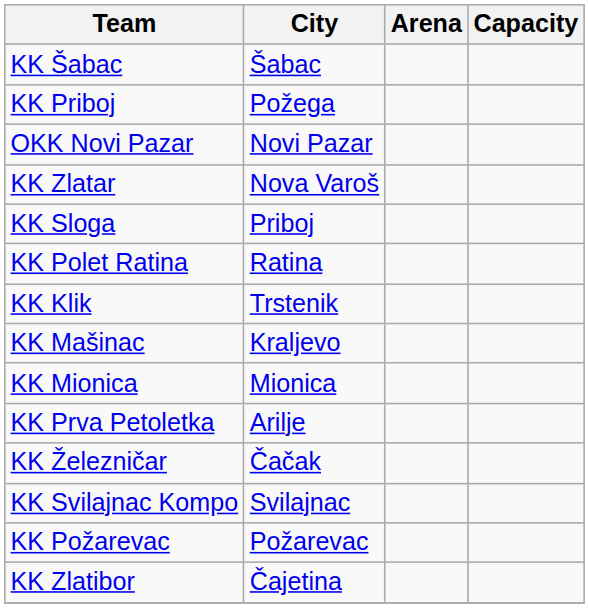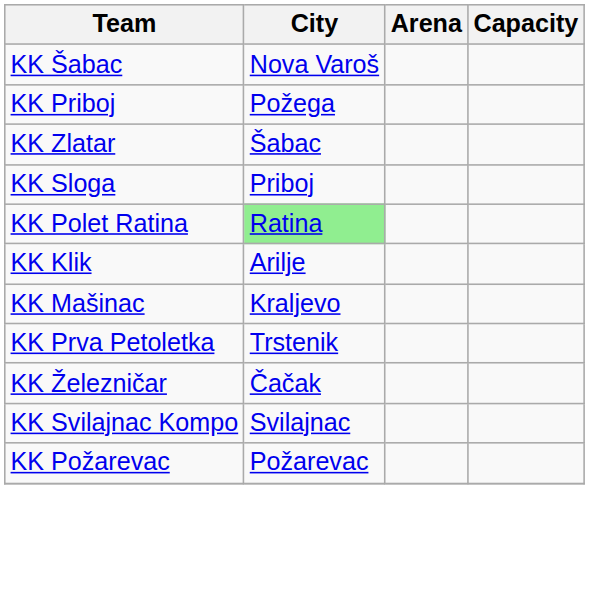(285, 64) Šabac -> (314, 64) Nova Varoš
- row: (102, 143)
(314, 183) Nova Varoš -> (285, 143) Šabac
(286, 263) no background -> (286, 223) lightgreen background
(294, 303) Trstenik -> (278, 263) Arilje
- row: (74, 382)
(278, 422) Arilje -> (294, 343) Trstenik
- row: (73, 582)
